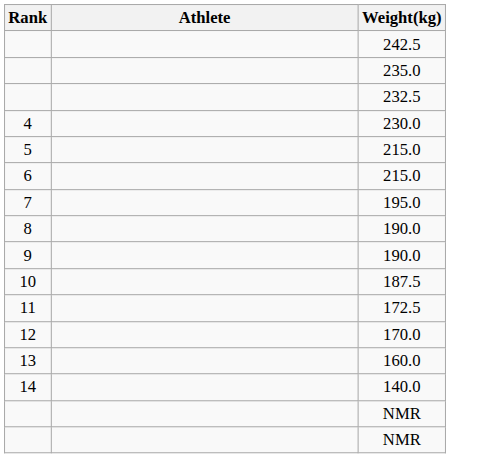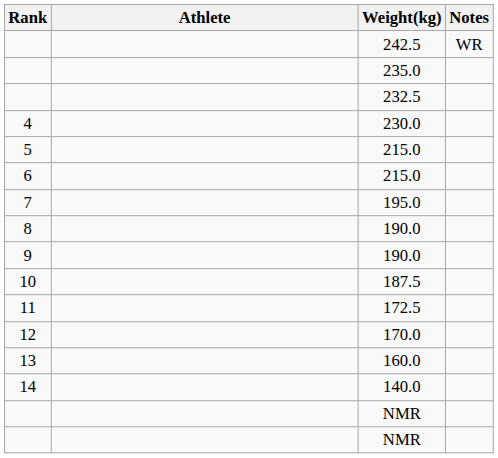+ column: (469, 17)
